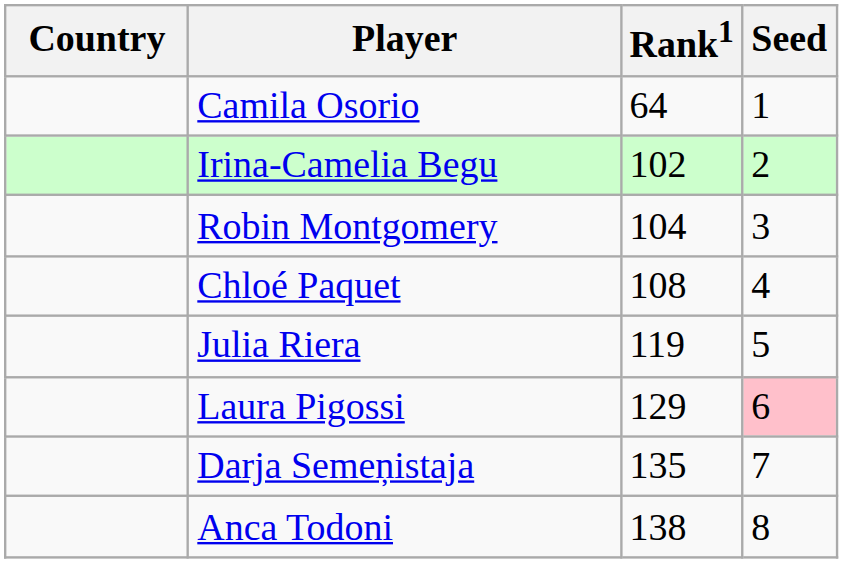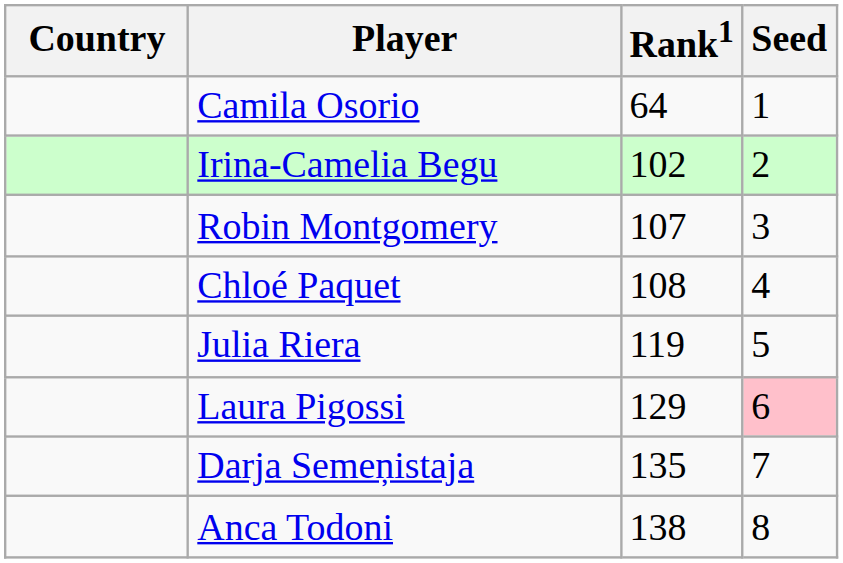(658, 225) 104 -> (658, 225) 107
